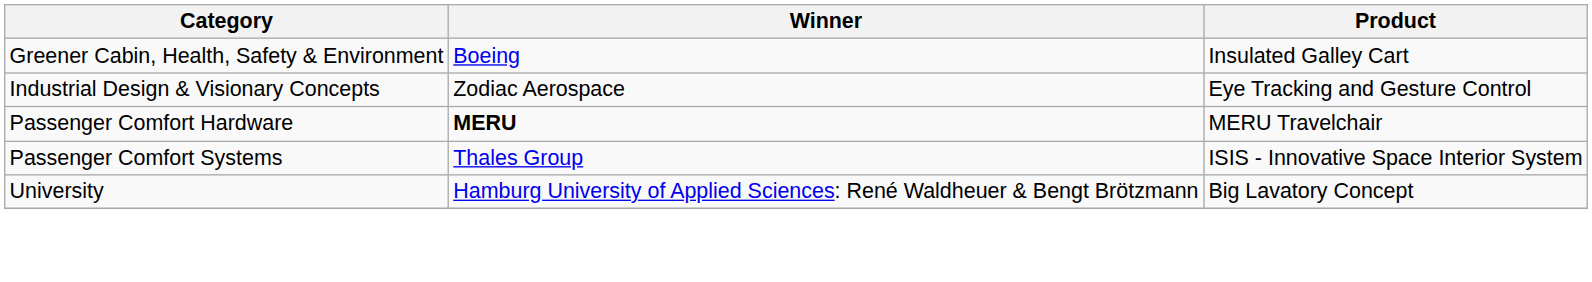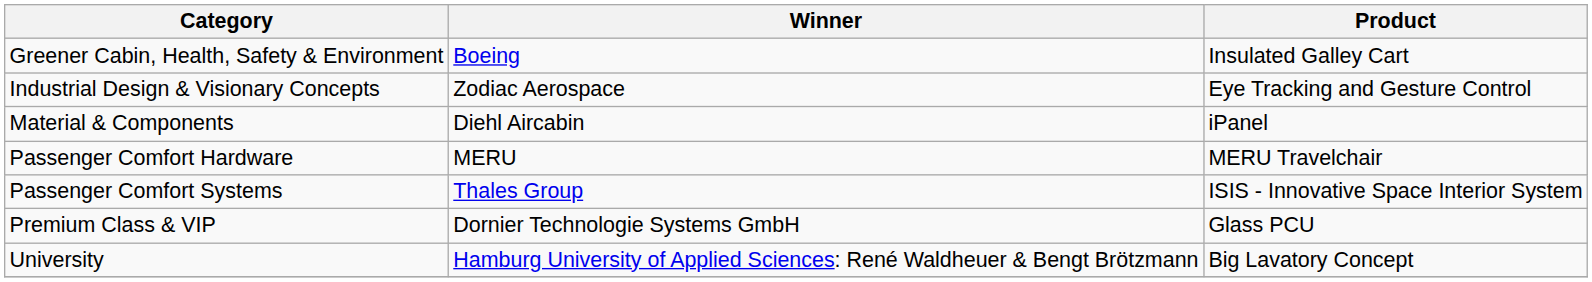+ row: (122, 123)
(485, 123) bold -> (485, 157) normal
+ row: (113, 225)
